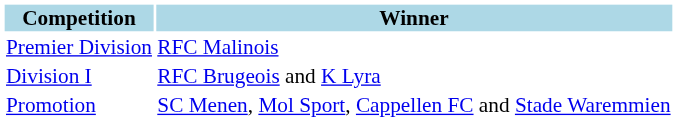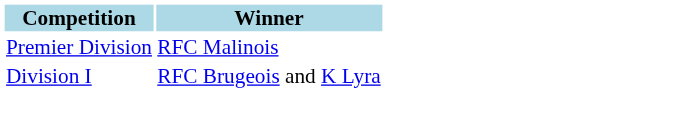- row: (51, 105)
